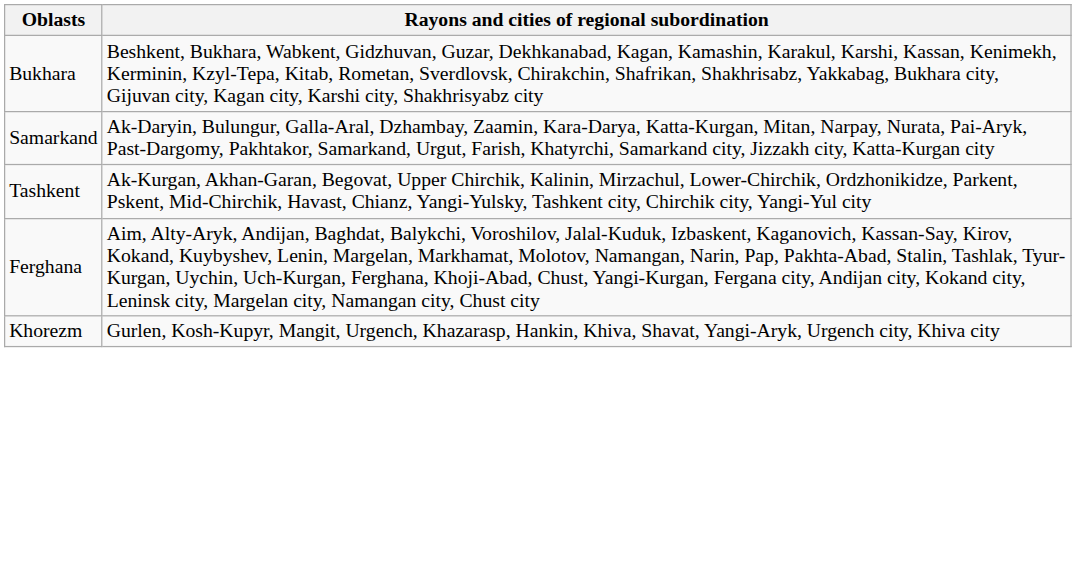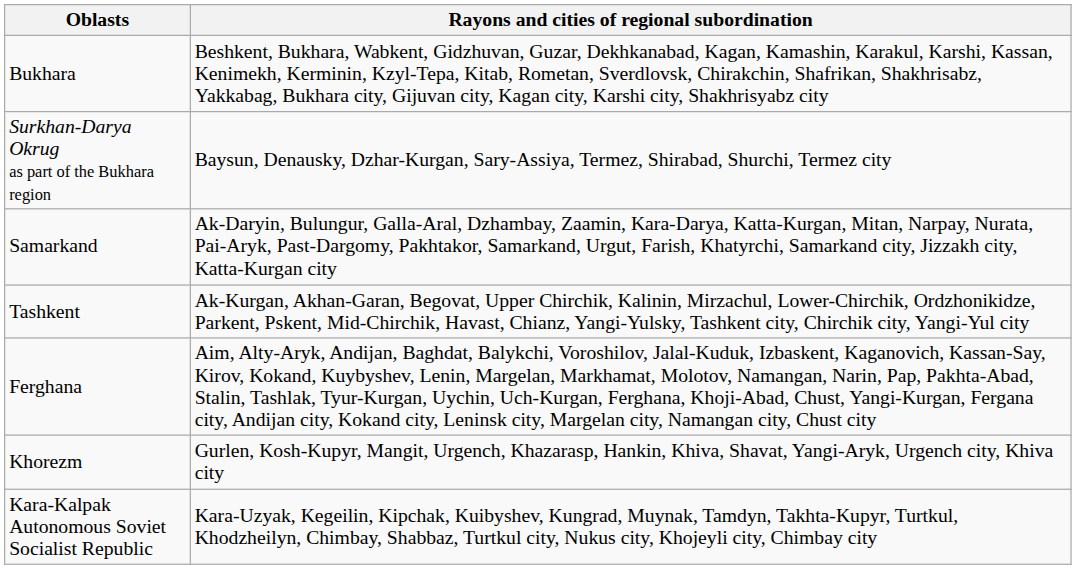+ row: (82, 160)
+ row: (88, 526)
